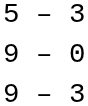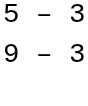- row: (44, 55)
